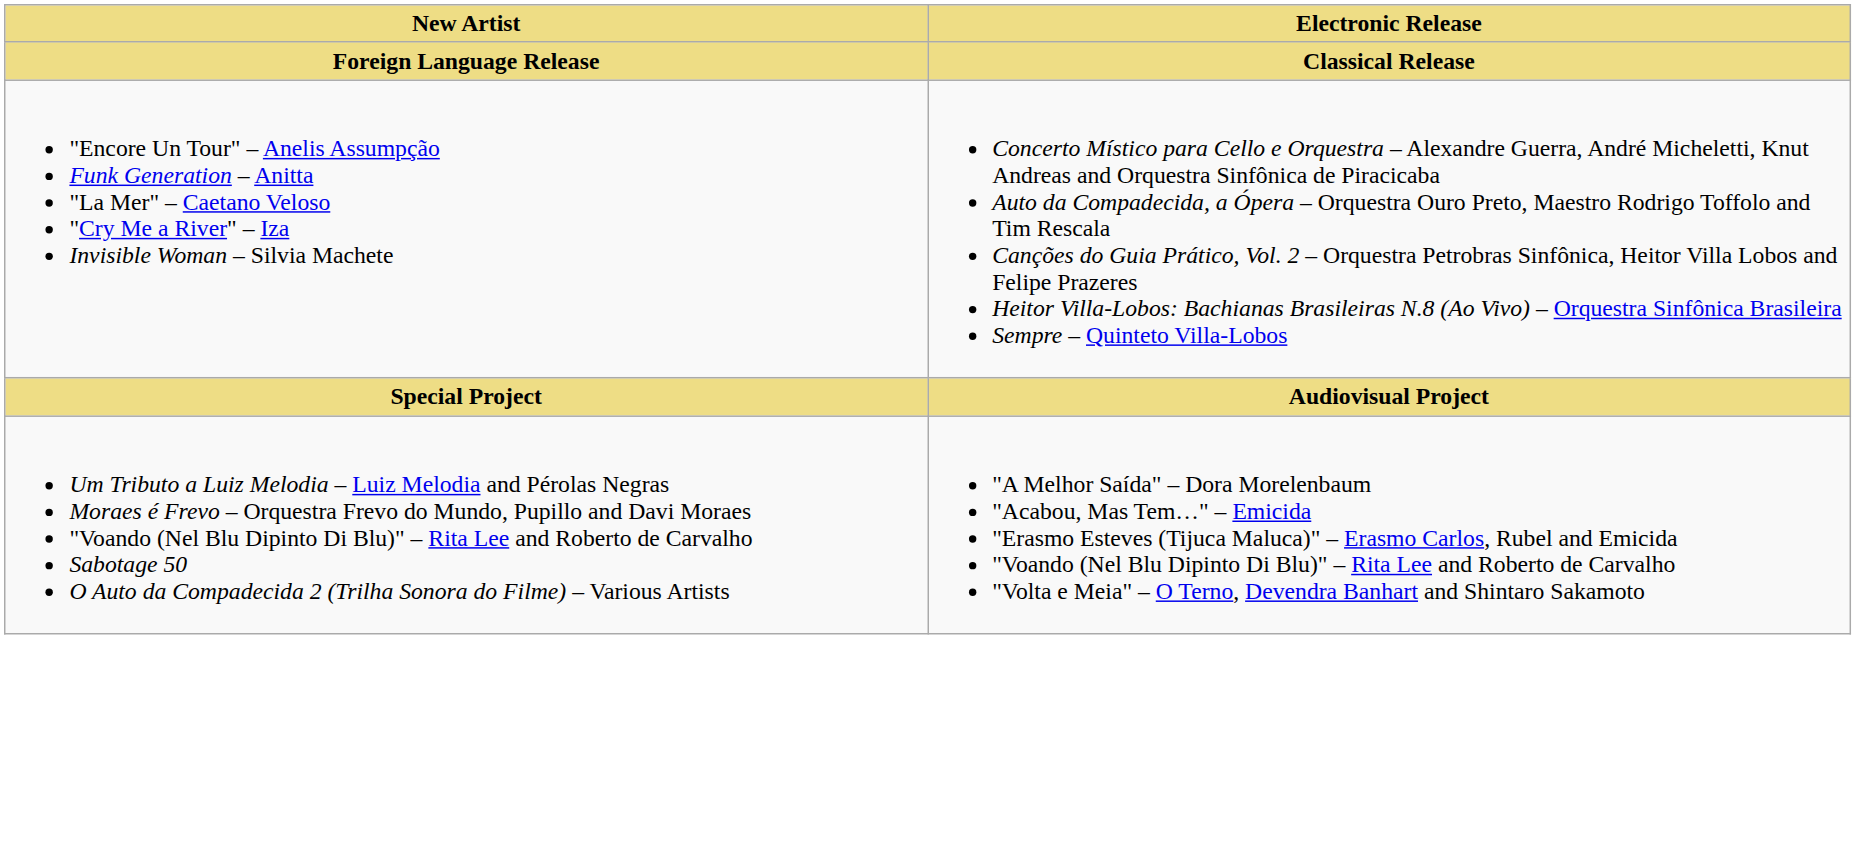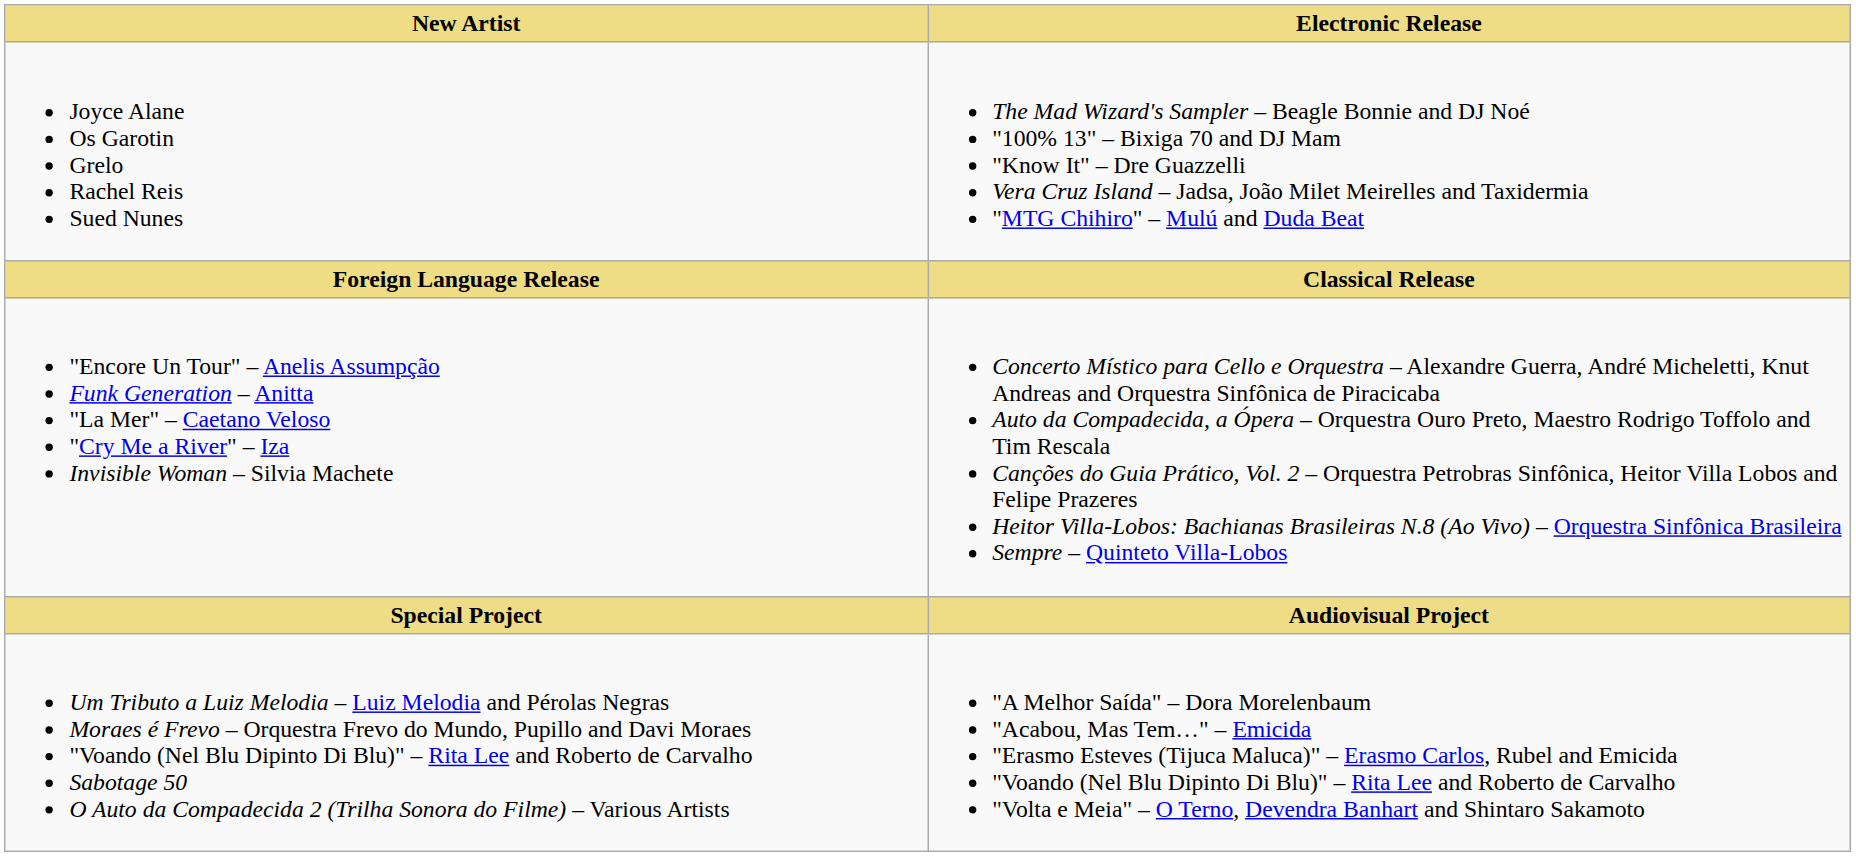+ row: (466, 165)
